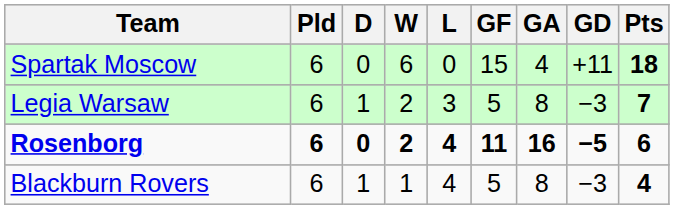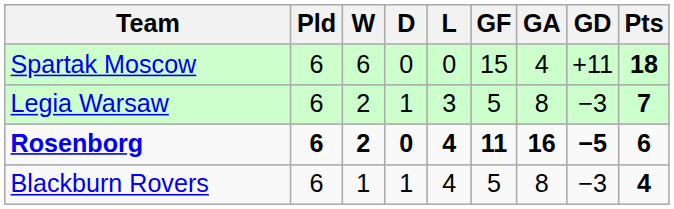columns swapped: (406, 24) <-> (363, 24)
